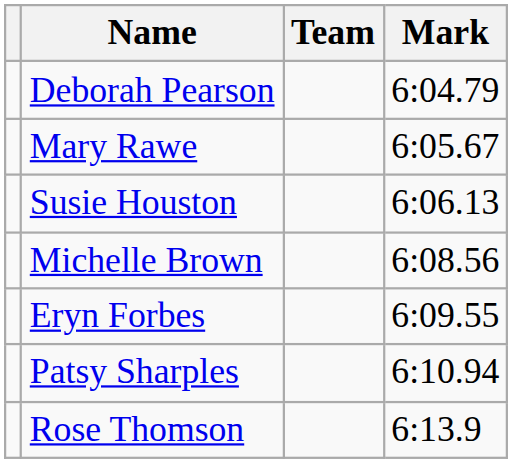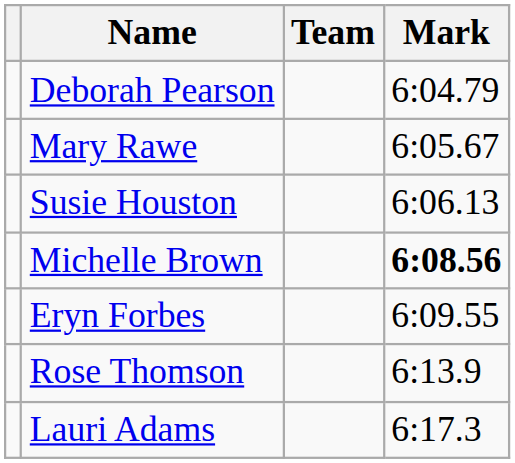(445, 259) normal -> (446, 259) bold
- row: (134, 372)
+ row: (122, 428)
